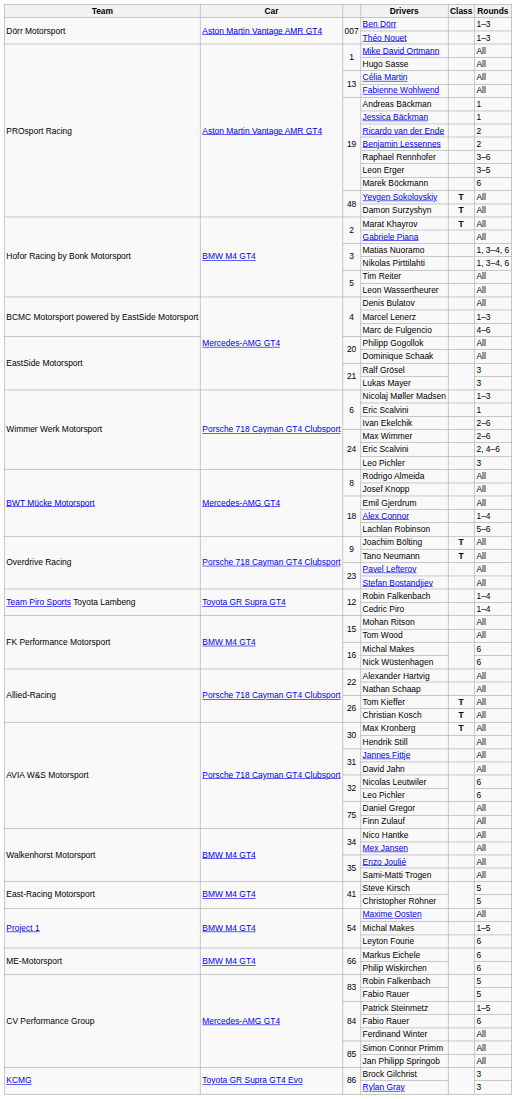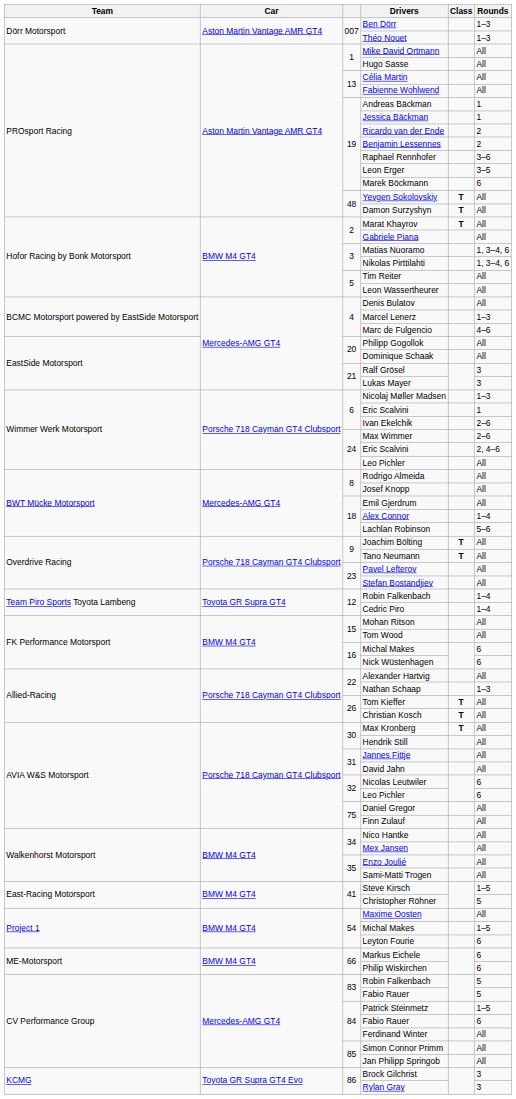(479, 462) 3 -> (481, 462) All
(481, 688) All -> (483, 688) 1–3
(479, 888) 5 -> (483, 888) 1–5
